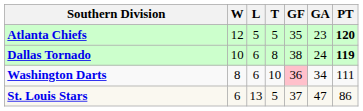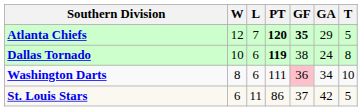columns swapped: (275, 14) <-> (345, 14)
(256, 34) 5 -> (256, 34) 7
(296, 34) normal -> (302, 34) bold
(320, 34) 23 -> (326, 34) 29
(256, 95) 13 -> (256, 95) 11
(320, 95) 47 -> (326, 95) 42
